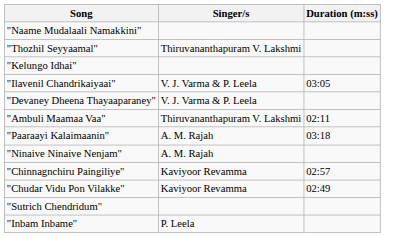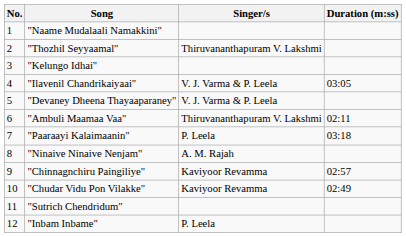+ column: (15, 13)
(187, 136) A. M. Rajah -> (198, 136) P. Leela
